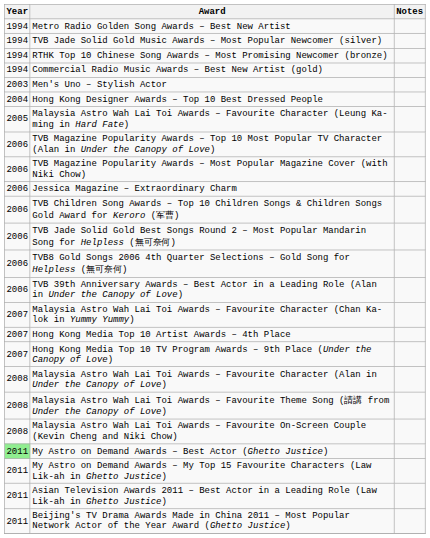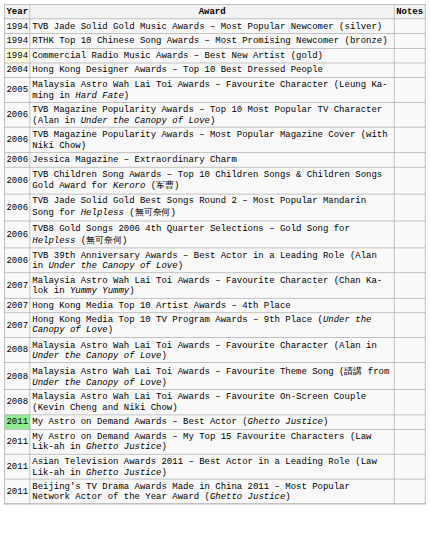- row: (161, 26)
(17, 70) no background -> (17, 56) lightyellow background
- row: (100, 85)
